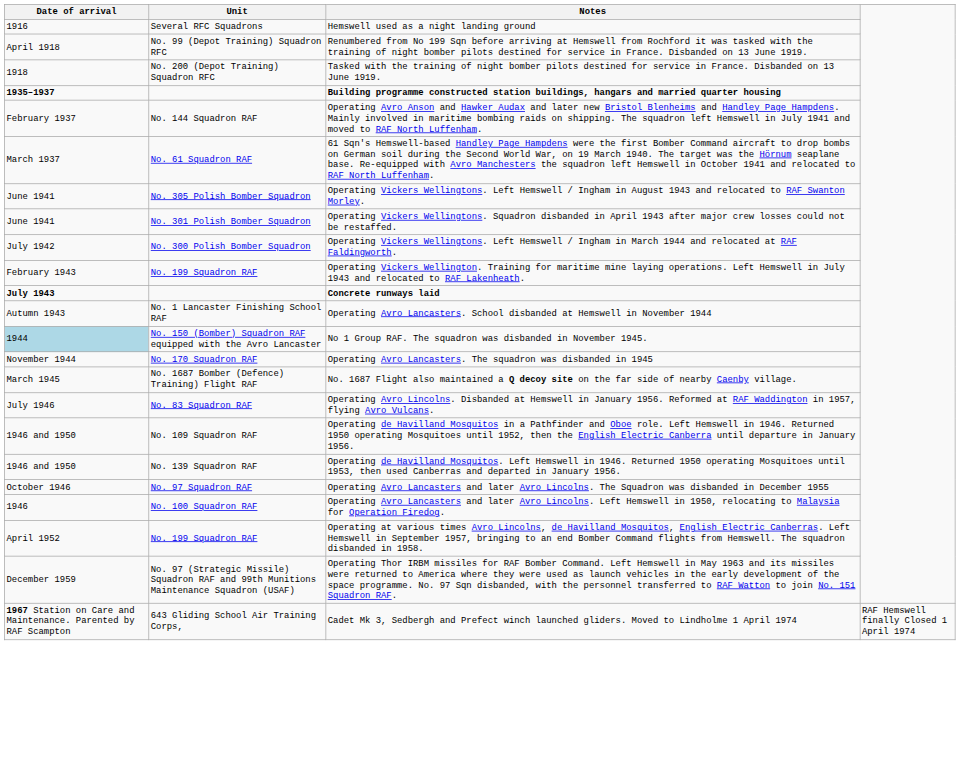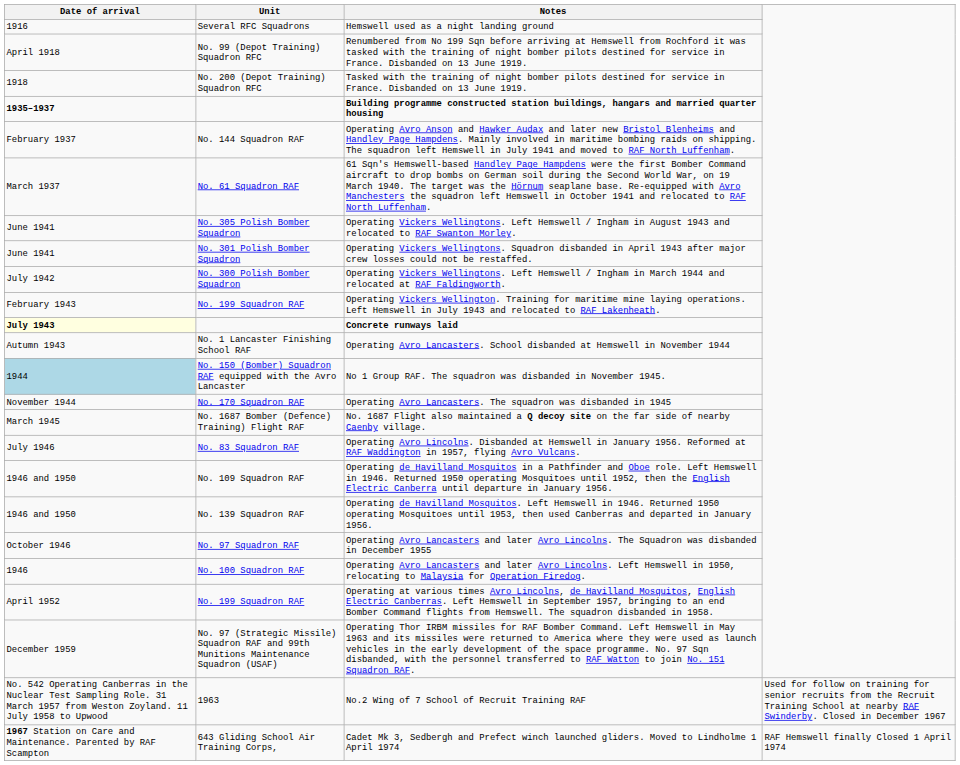(31, 293) no background -> (31, 325) lightyellow background
+ row: (466, 701)
